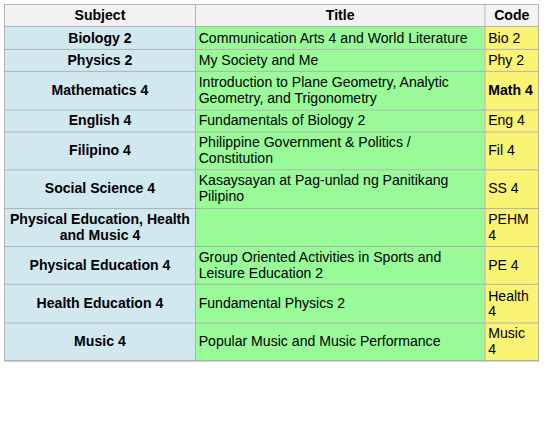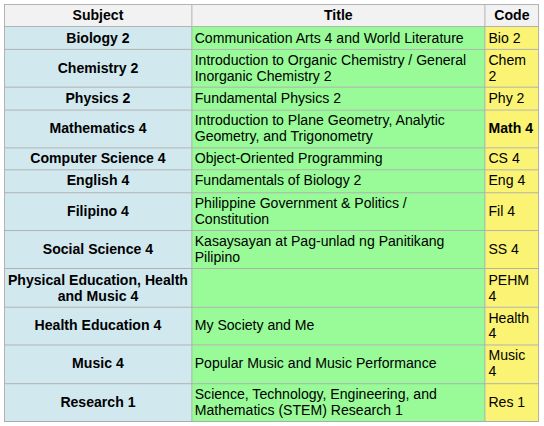+ row: (98, 68)
(259, 60) My Society and Me -> (268, 98) Fundamental Physics 2
+ row: (98, 158)
- row: (100, 265)
(272, 303) Fundamental Physics 2 -> (255, 326) My Society and Me
+ row: (98, 402)
